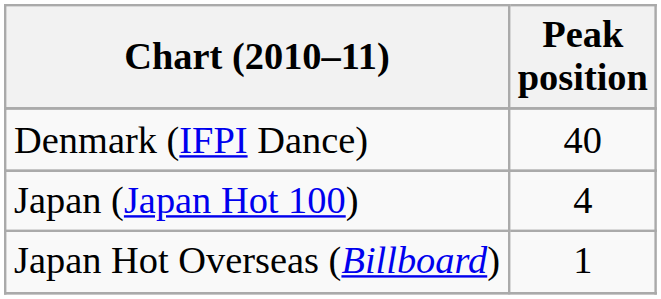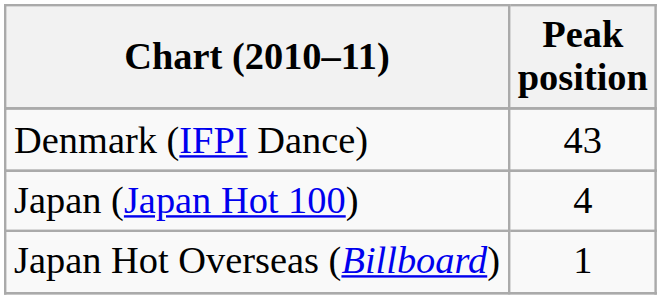(583, 139) 40 -> (583, 139) 43
